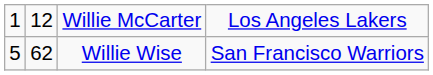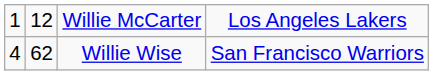(15, 53) 5 -> (15, 53) 4
